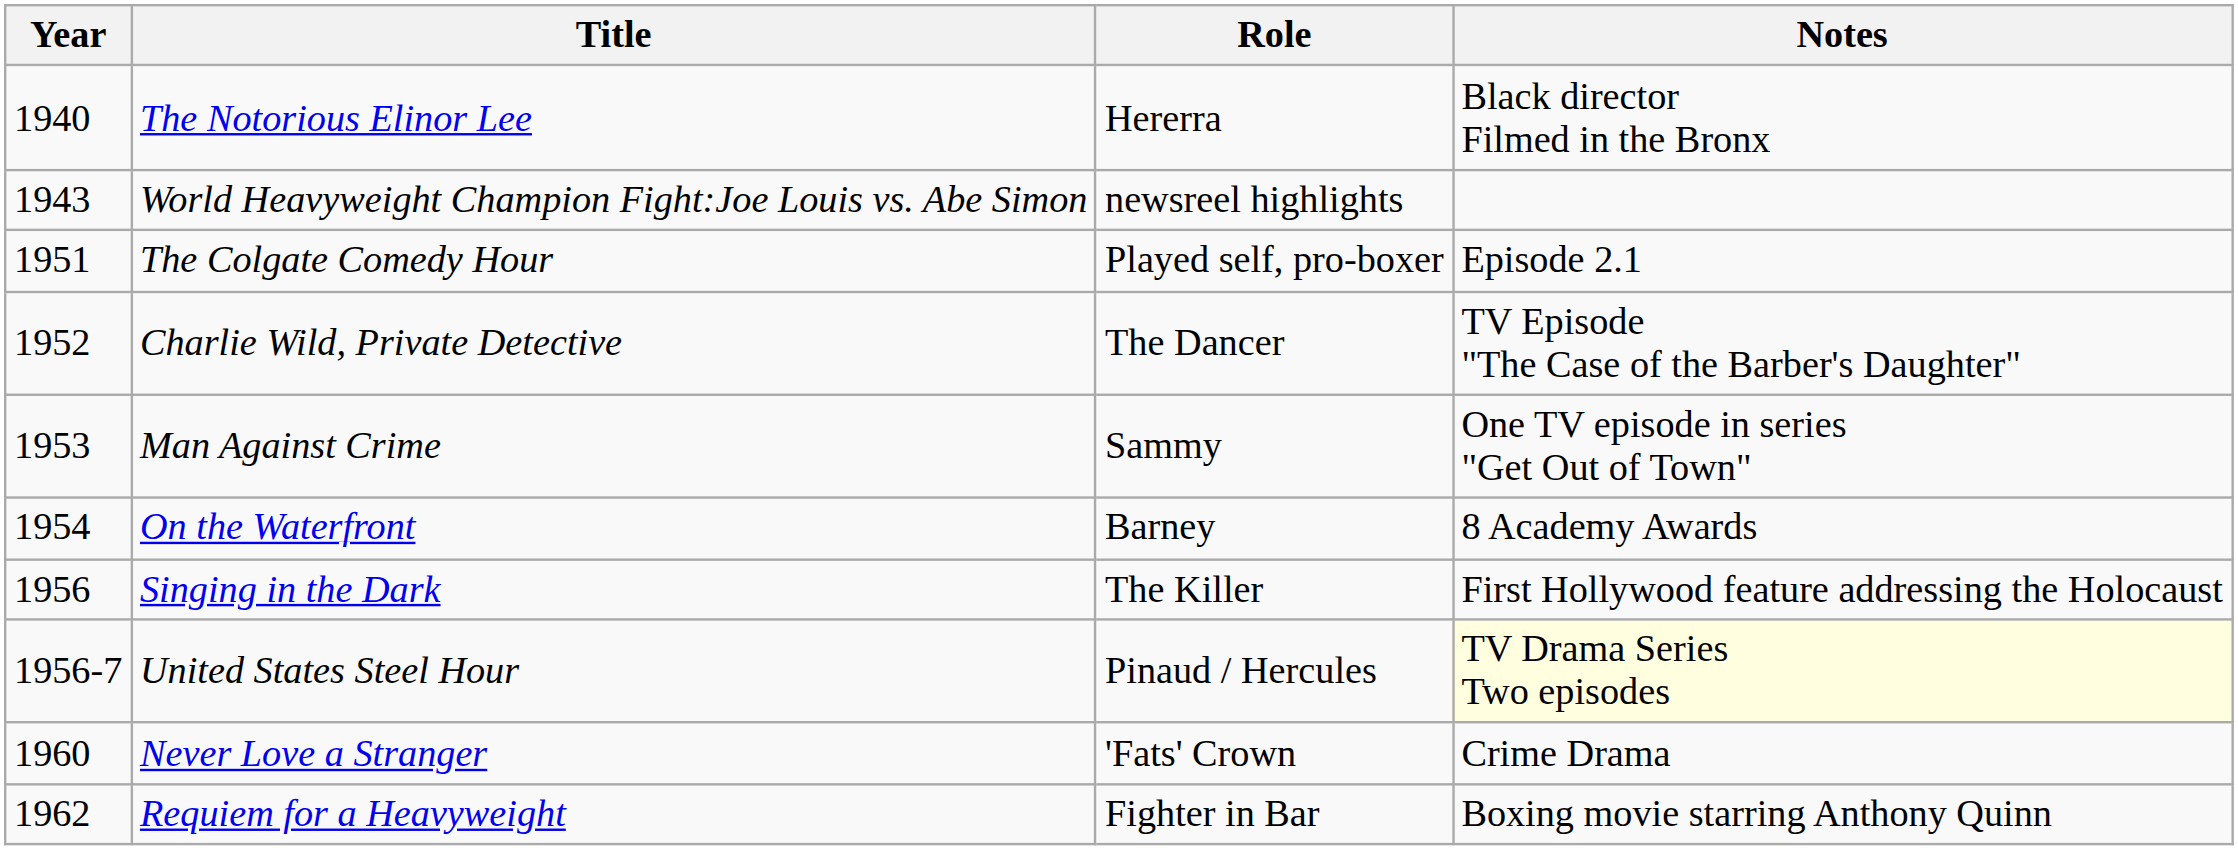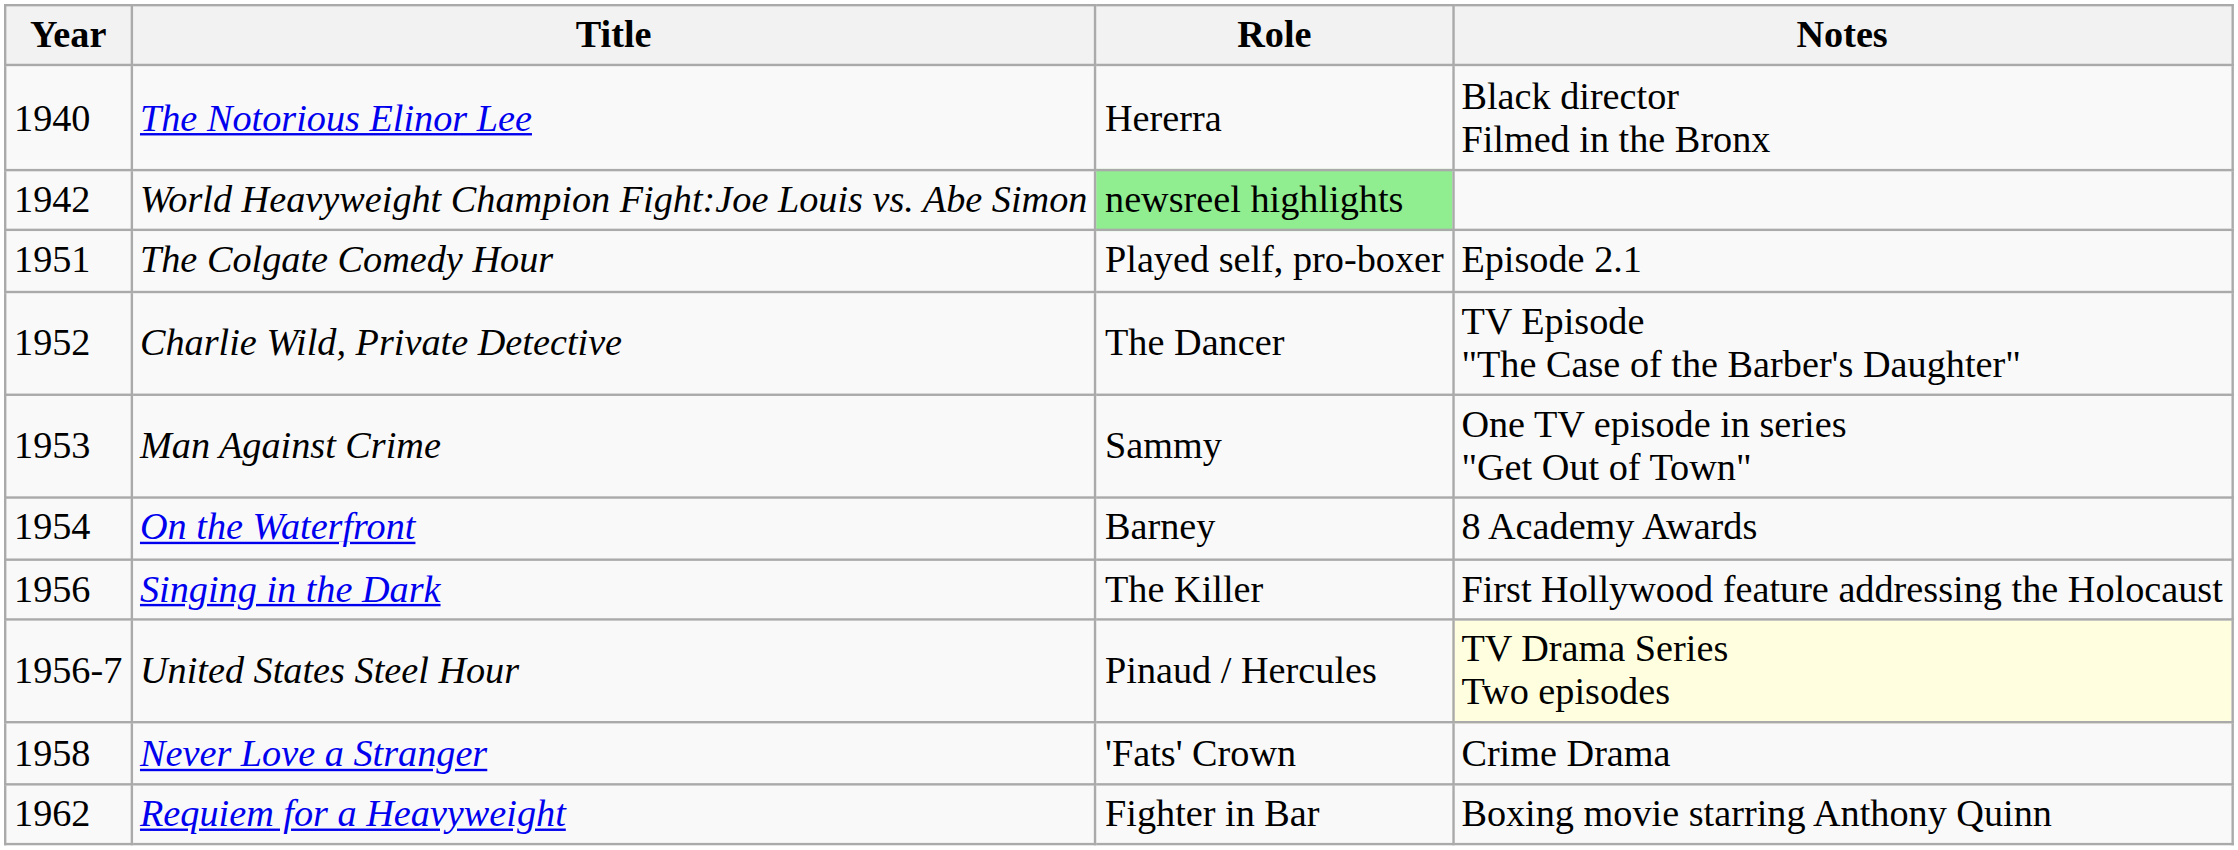(52, 199) 1943 -> (52, 199) 1942
(1254, 199) no background -> (1254, 199) lightgreen background
(52, 752) 1960 -> (52, 752) 1958
